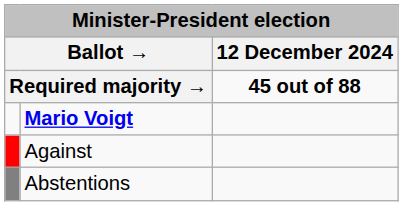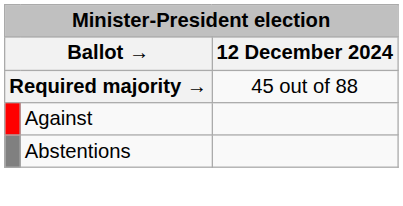(305, 85) bold -> (305, 85) normal
- row: (79, 118)
